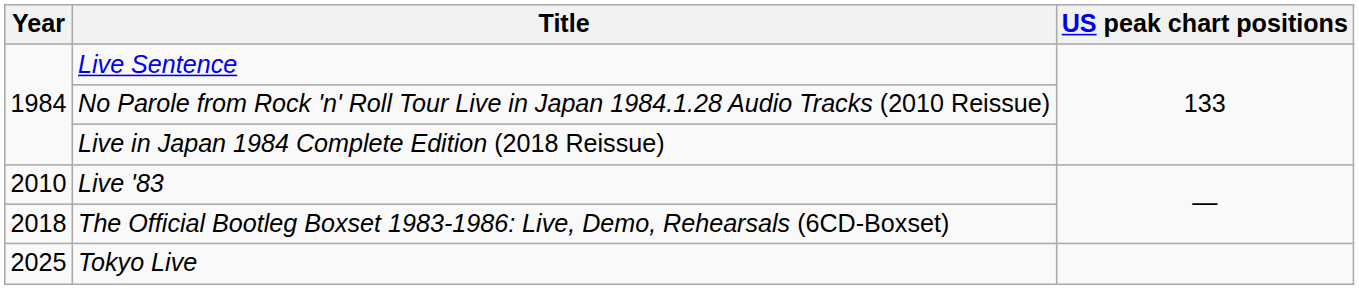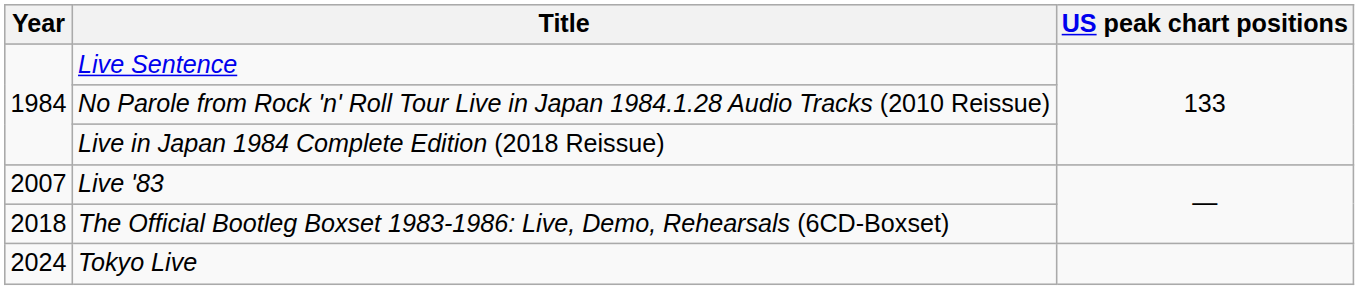(39, 183) 2010 -> (39, 183) 2007
(39, 263) 2025 -> (39, 263) 2024
